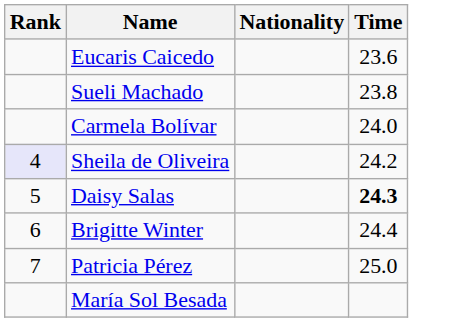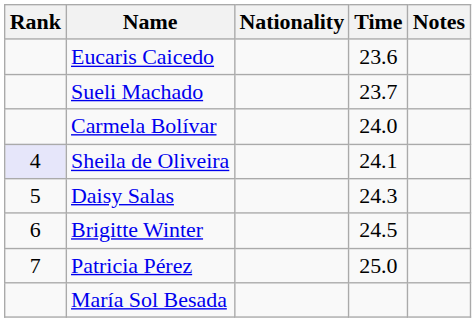+ column: (439, 21)
(378, 91) 23.8 -> (378, 91) 23.7
(378, 160) 24.2 -> (378, 160) 24.1
(378, 195) bold -> (378, 195) normal
(378, 230) 24.4 -> (378, 230) 24.5
